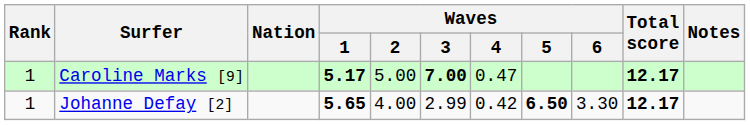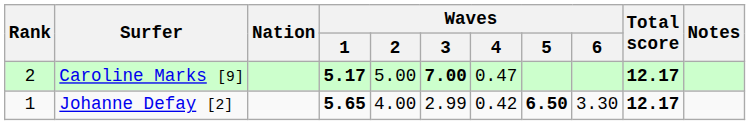(30, 76) 1 -> (30, 76) 2
